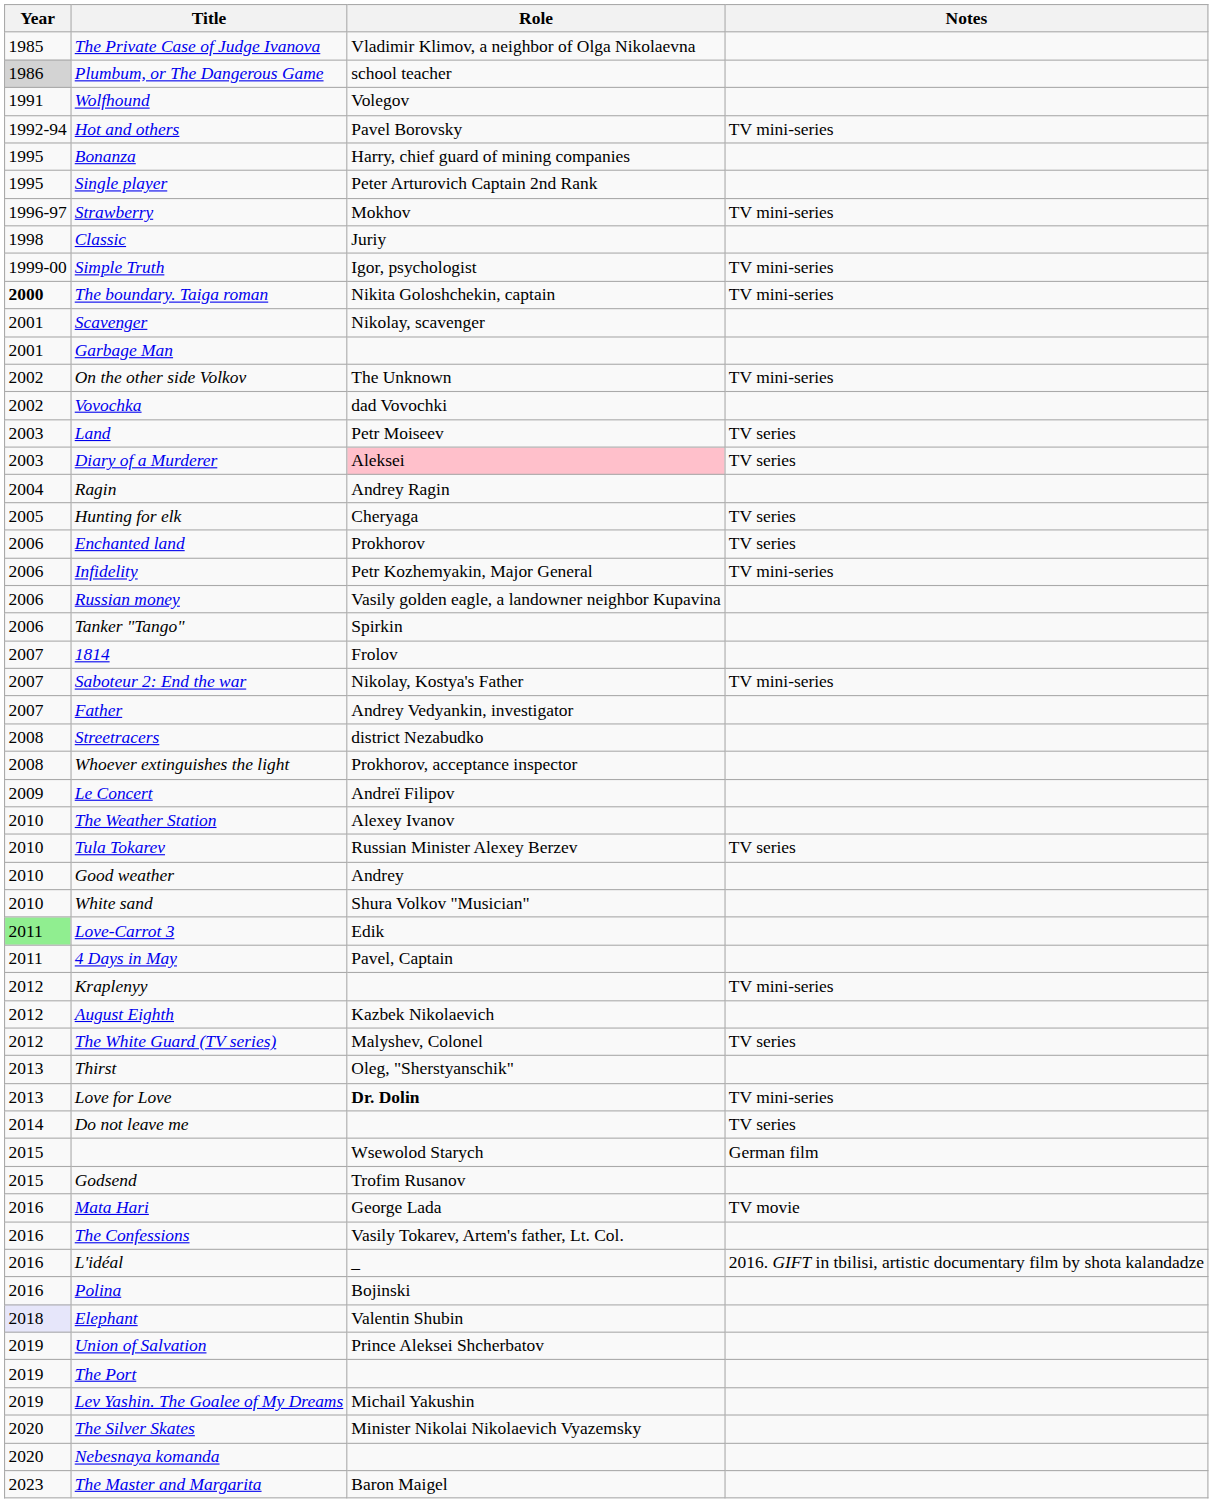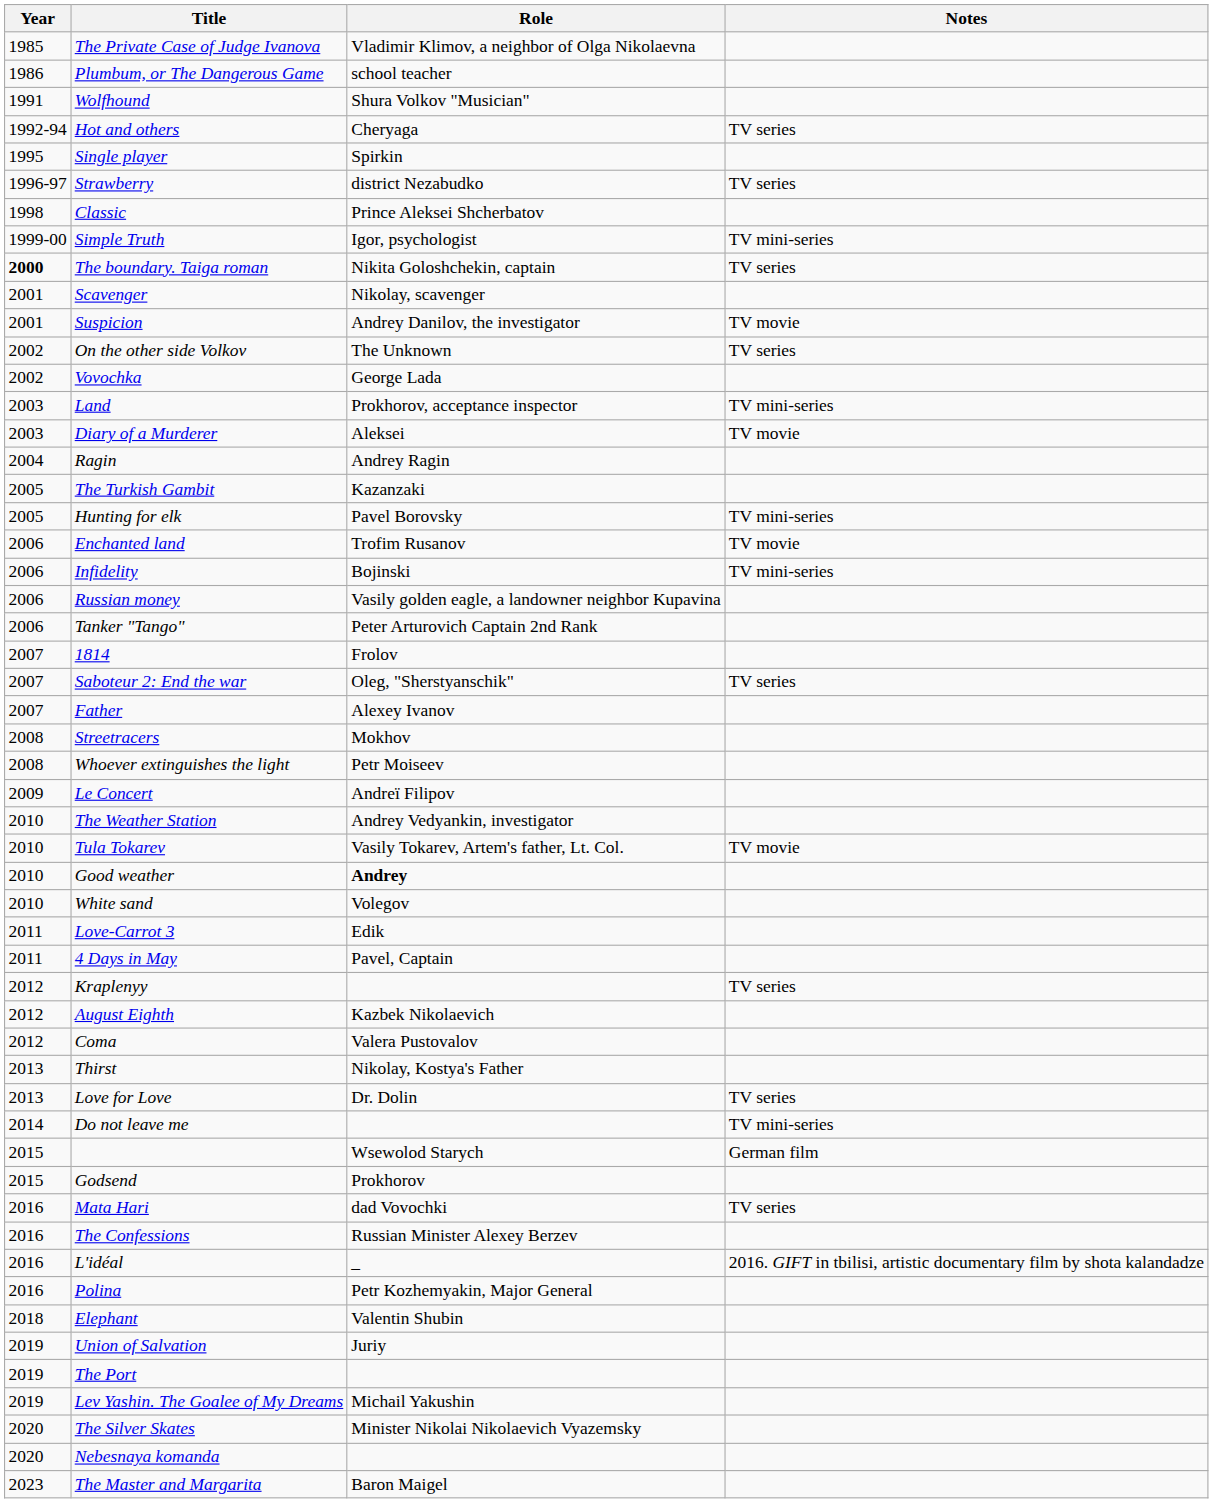(26, 73) lightgrey background -> (26, 73) no background
(380, 101) Volegov -> (440, 101) Shura Volkov "Musician"
(407, 128) Pavel Borovsky -> (385, 128) Cheryaga
(781, 128) TV mini-series -> (762, 128) TV series
- row: (105, 156)
(474, 184) Peter Arturovich Captain 2nd Rank -> (377, 156) Spirkin
(381, 211) Mokhov -> (417, 184) district Nezabudko
(781, 211) TV mini-series -> (762, 184) TV series
(369, 239) Juriy -> (448, 211) Prince Aleksei Shcherbatov
(781, 294) TV mini-series -> (762, 267) TV series
- row: (124, 350)
+ row: (109, 322)
(781, 377) TV mini-series -> (762, 350) TV series
(399, 405) dad Vovochki -> (396, 377) George Lada
(398, 433) Petr Moiseev -> (464, 405) Prokhorov, acceptance inspector
(762, 433) TV series -> (781, 405) TV mini-series
(378, 460) pink background -> (378, 433) no background
(762, 460) TV series -> (764, 433) TV movie
+ row: (144, 488)
(385, 516) Cheryaga -> (407, 516) Pavel Borovsky
(762, 516) TV series -> (781, 516) TV mini-series
(388, 543) Prokhorov -> (408, 543) Trofim Rusanov
(762, 543) TV series -> (764, 543) TV movie
(472, 571) Petr Kozhemyakin, Major General -> (381, 571) Bojinski
(377, 626) Spirkin -> (474, 626) Peter Arturovich Captain 2nd Rank
(437, 682) Nikolay, Kostya's Father -> (433, 682) Oleg, "Sherstyanschik"
(781, 682) TV mini-series -> (762, 682) TV series
(462, 709) Andrey Vedyankin, investigator -> (403, 709) Alexey Ivanov
(417, 737) district Nezabudko -> (381, 737) Mokhov
(464, 765) Prokhorov, acceptance inspector -> (398, 765) Petr Moiseev
(403, 820) Alexey Ivanov -> (462, 820) Andrey Vedyankin, investigator
(464, 848) Russian Minister Alexey Berzev -> (488, 848) Vasily Tokarev, Artem's father, Lt. Col.
(762, 848) TV series -> (764, 848) TV movie
(377, 875) normal -> (379, 875) bold
(440, 903) Shura Volkov "Musician" -> (380, 903) Volegov
(26, 931) lightgreen background -> (26, 931) no background
(781, 986) TV mini-series -> (762, 986) TV series
- row: (175, 1041)
+ row: (96, 1041)
(433, 1069) Oleg, "Sherstyanschik" -> (437, 1069) Nikolay, Kostya's Father
(385, 1097) bold -> (384, 1097) normal
(781, 1097) TV mini-series -> (762, 1097) TV series
(762, 1124) TV series -> (781, 1124) TV mini-series
(408, 1179) Trofim Rusanov -> (388, 1179) Prokhorov
(396, 1207) George Lada -> (399, 1207) dad Vovochki
(764, 1207) TV movie -> (762, 1207) TV series
(488, 1235) Vasily Tokarev, Artem's father, Lt. Col. -> (464, 1235) Russian Minister Alexey Berzev
(381, 1290) Bojinski -> (472, 1290) Petr Kozhemyakin, Major General
(26, 1318) lavender background -> (26, 1318) no background
(448, 1345) Prince Aleksei Shcherbatov -> (369, 1345) Juriy
